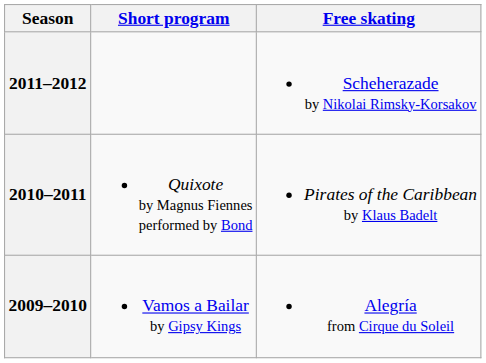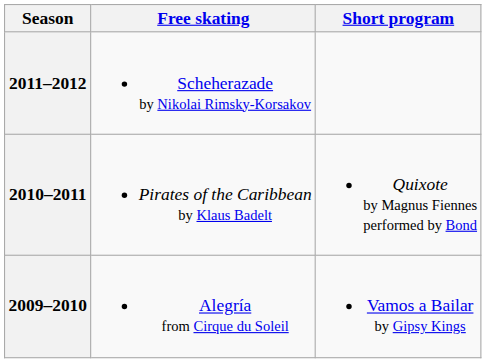columns swapped: (174, 18) <-> (369, 18)
